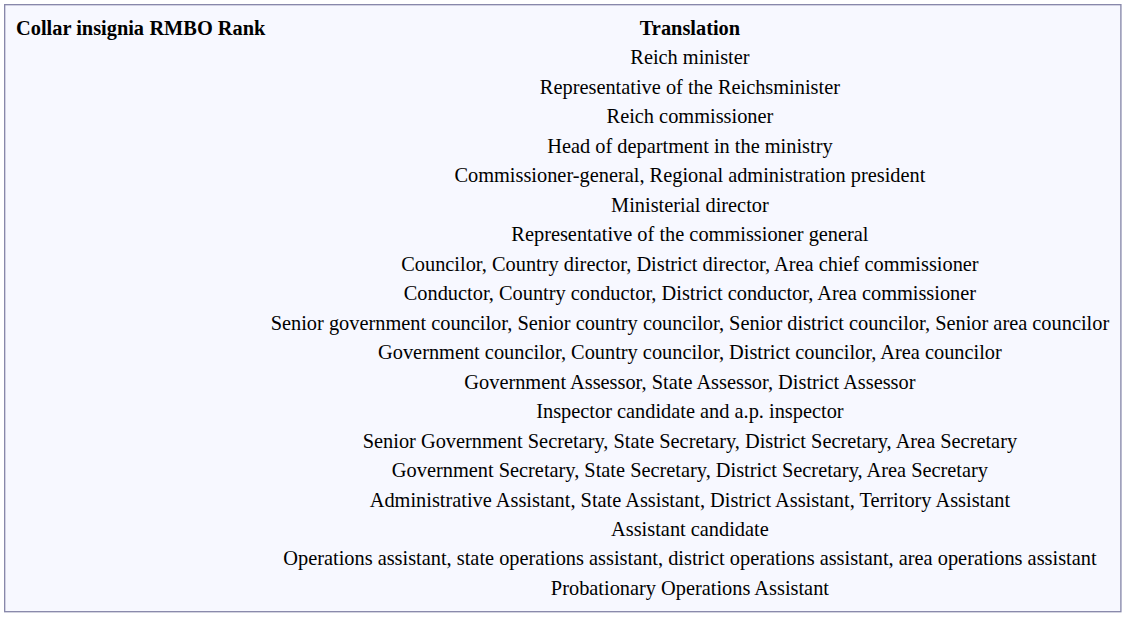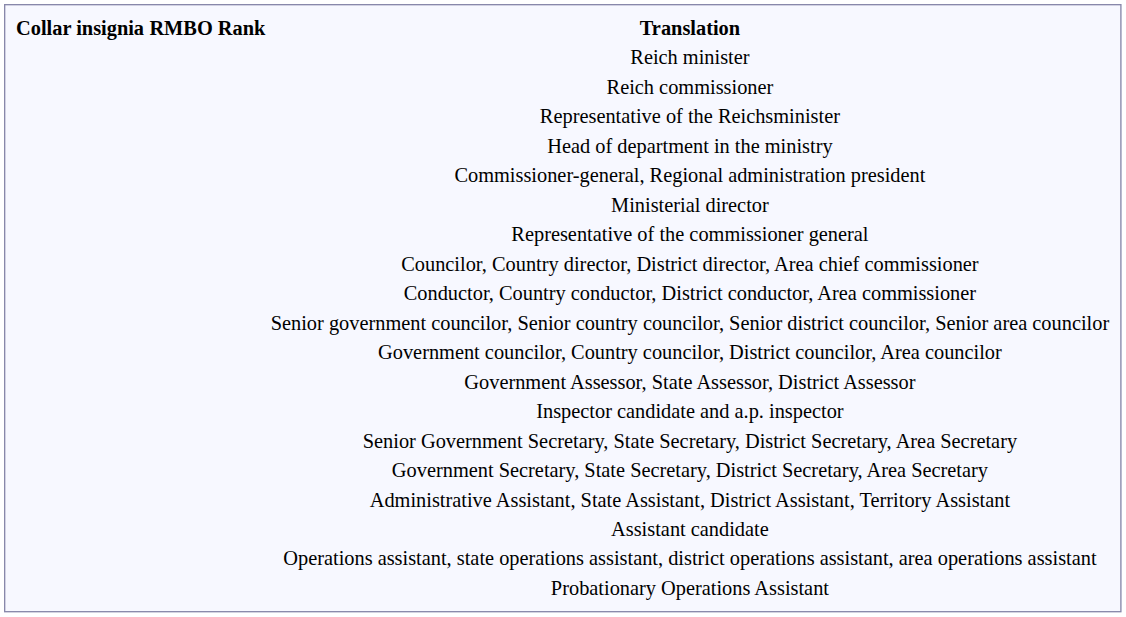rows swapped: (690, 86) <-> (690, 116)
